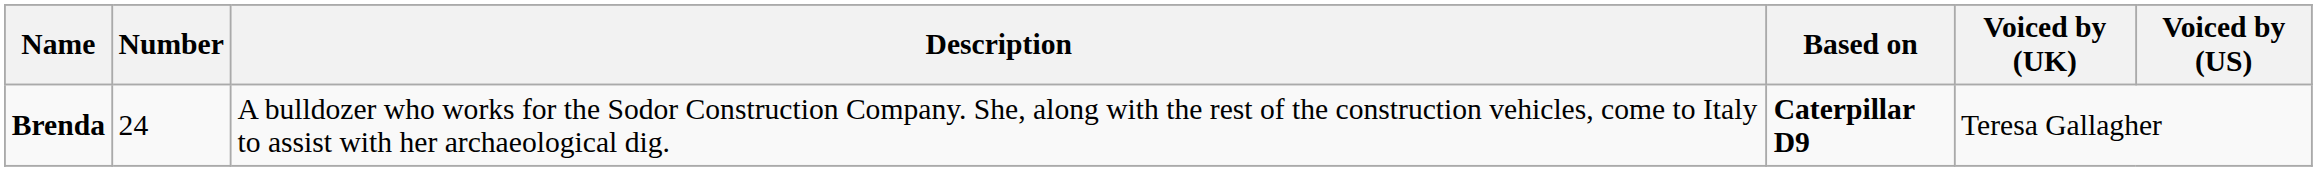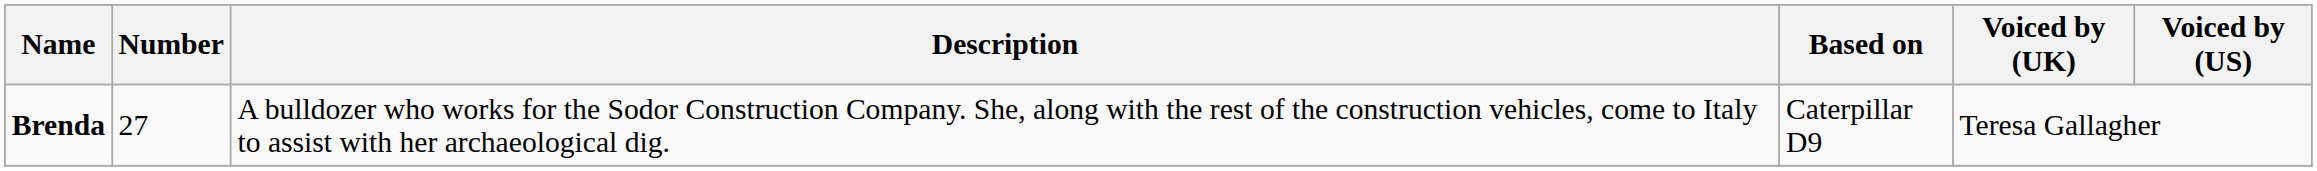(133, 124) 24 -> (133, 124) 27
(1844, 124) bold -> (1849, 124) normal
